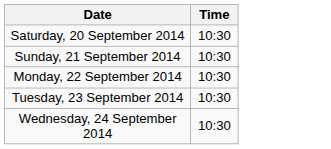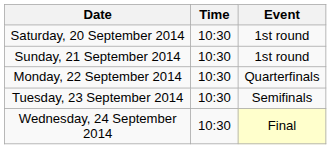+ column: (282, 14)
